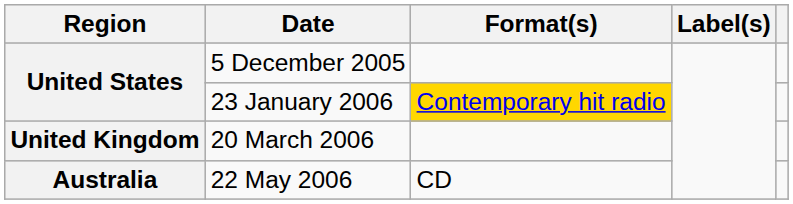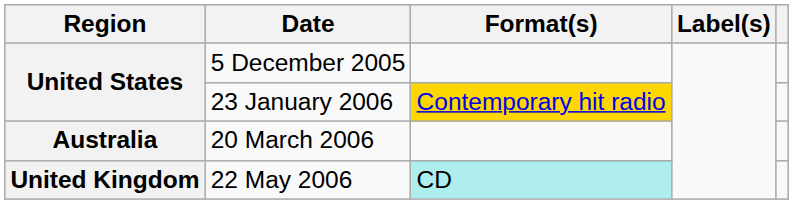(105, 140) United Kingdom -> (105, 140) Australia
(105, 179) Australia -> (105, 179) United Kingdom
(434, 179) no background -> (434, 179) paleturquoise background
